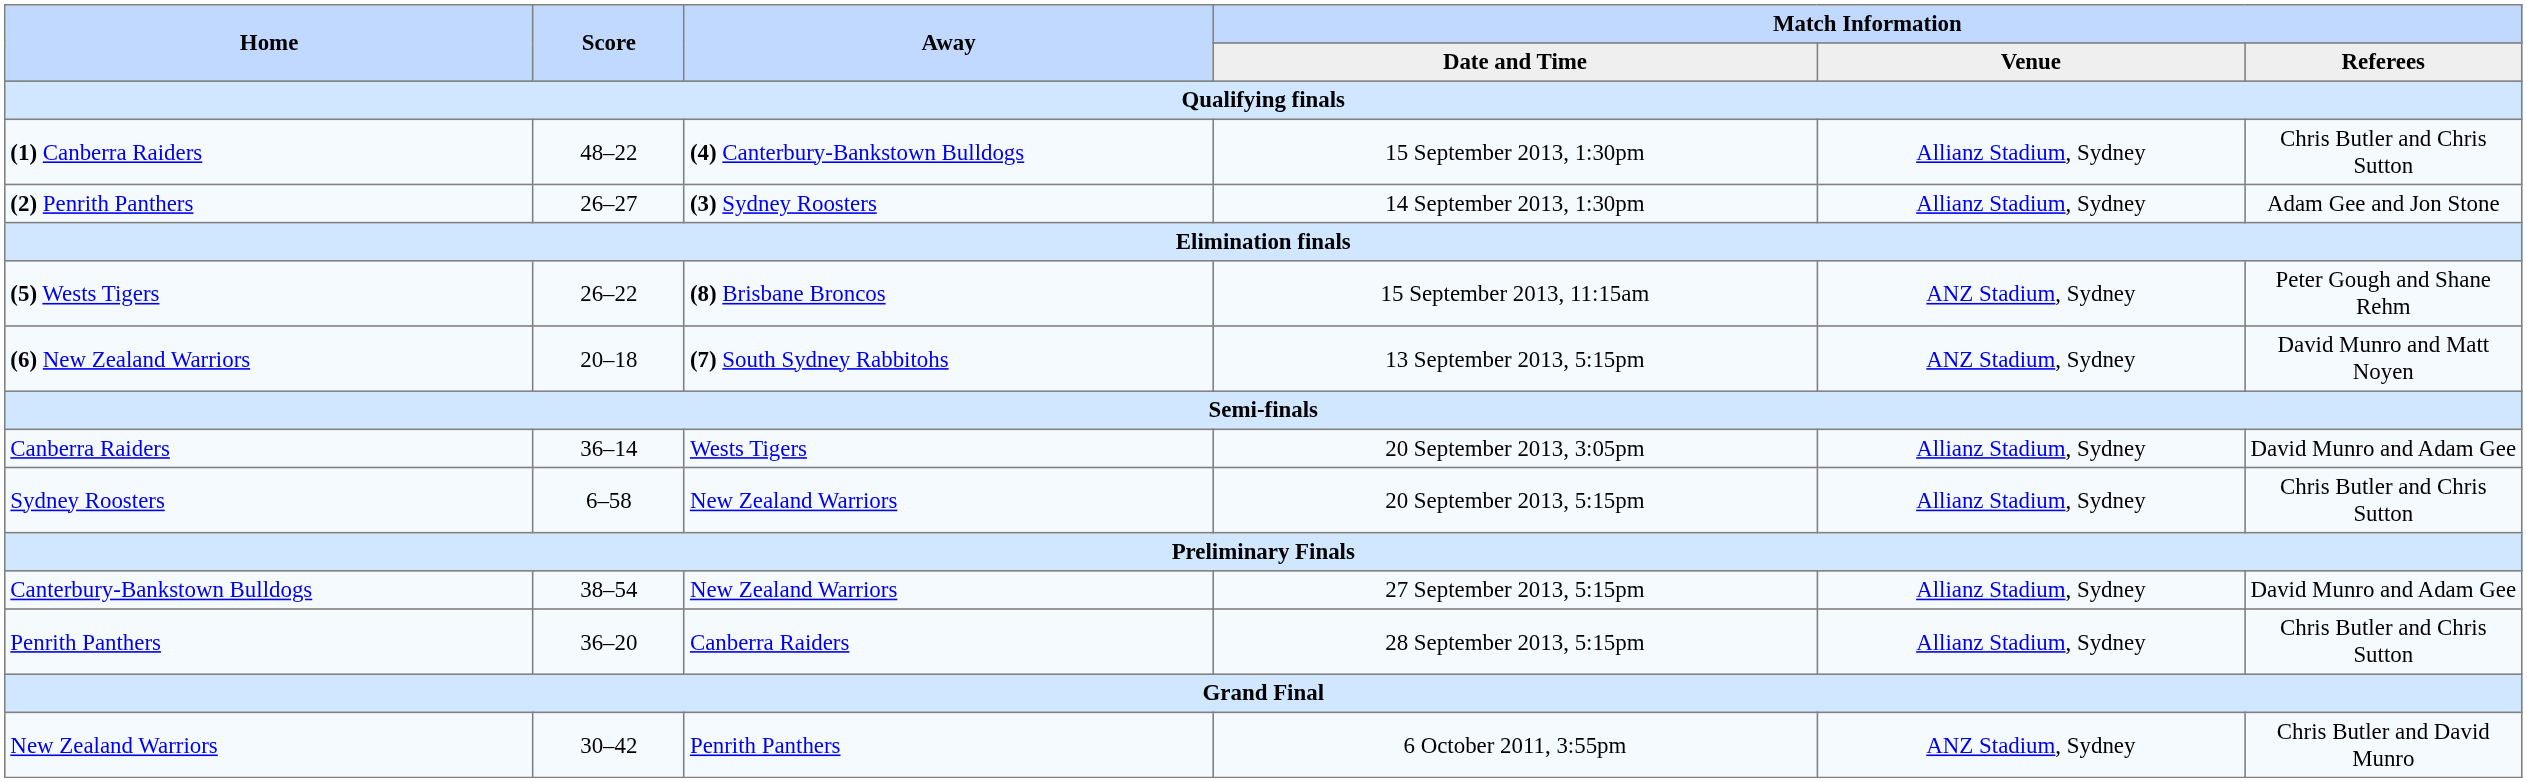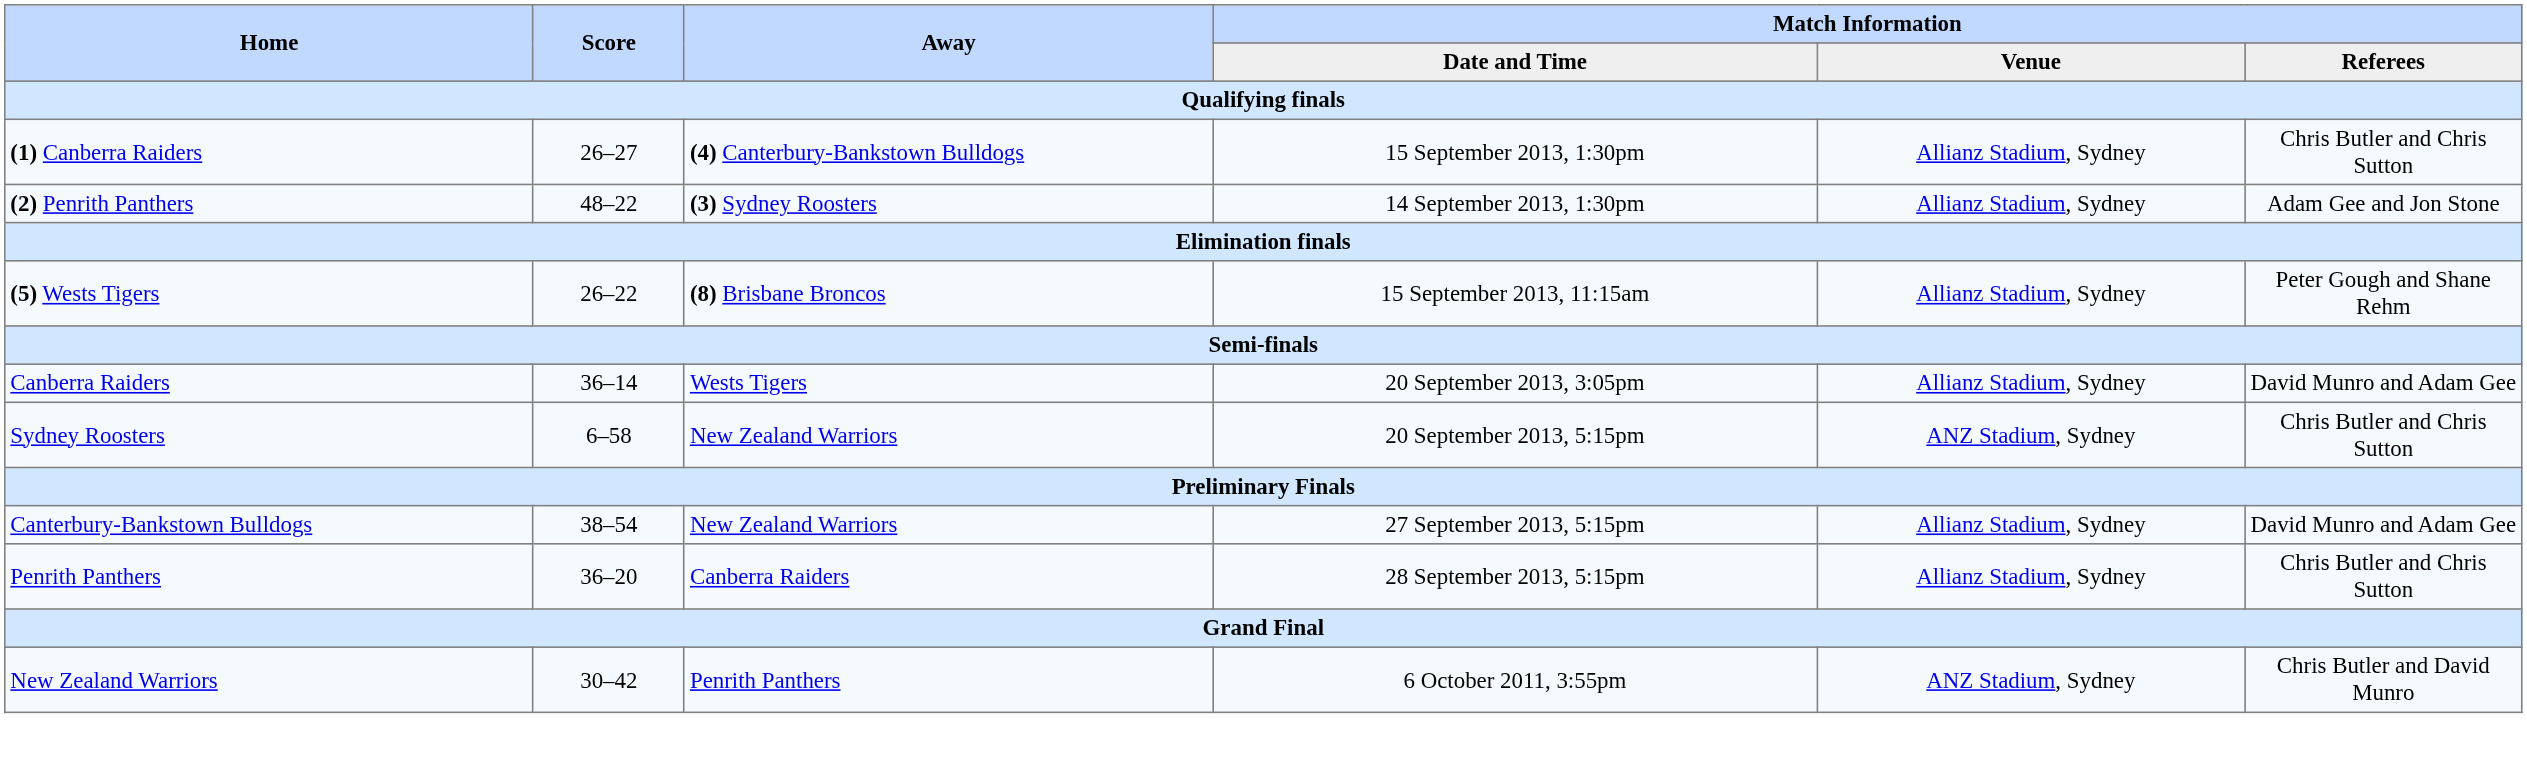(609, 151) 48–22 -> (609, 151) 26–27
(609, 203) 26–27 -> (609, 203) 48–22
(2031, 293) ANZ Stadium, Sydney -> (2031, 293) Allianz Stadium, Sydney
- row: (130, 358)
(2031, 499) Allianz Stadium, Sydney -> (2031, 434) ANZ Stadium, Sydney
